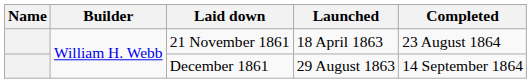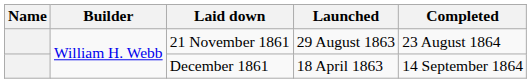(340, 41) 18 April 1863 -> (346, 41) 29 August 1863
(346, 66) 29 August 1863 -> (340, 66) 18 April 1863
